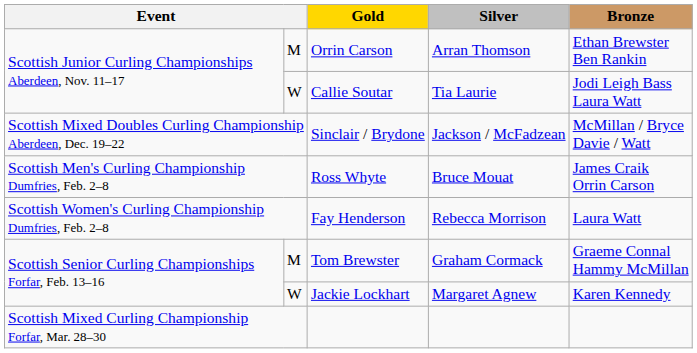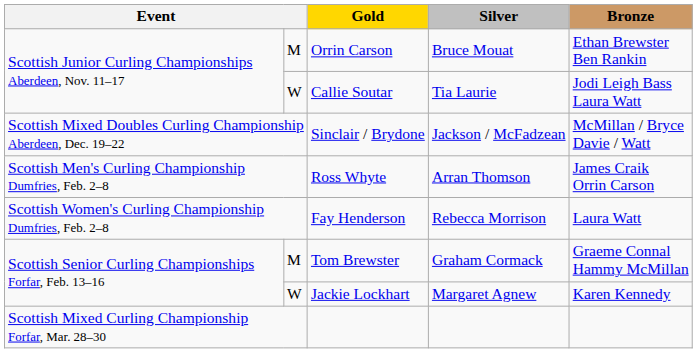(481, 50) Arran Thomson -> (473, 50) Bruce Mouat
(473, 176) Bruce Mouat -> (481, 176) Arran Thomson
